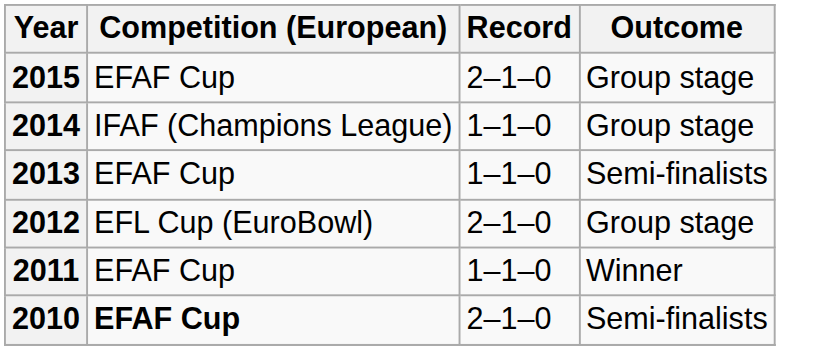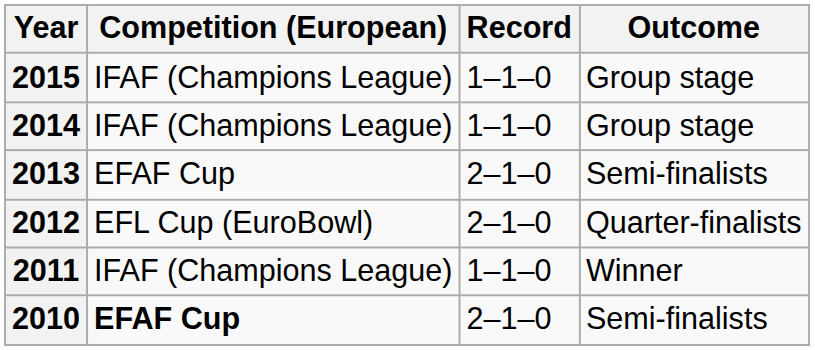(165, 77) EFAF Cup -> (273, 77) IFAF (Champions League)
(509, 77) 2–1–0 -> (509, 77) 1–1–0
(509, 174) 1–1–0 -> (509, 174) 2–1–0
(670, 222) Group stage -> (694, 222) Quarter-finalists
(165, 271) EFAF Cup -> (273, 271) IFAF (Champions League)
